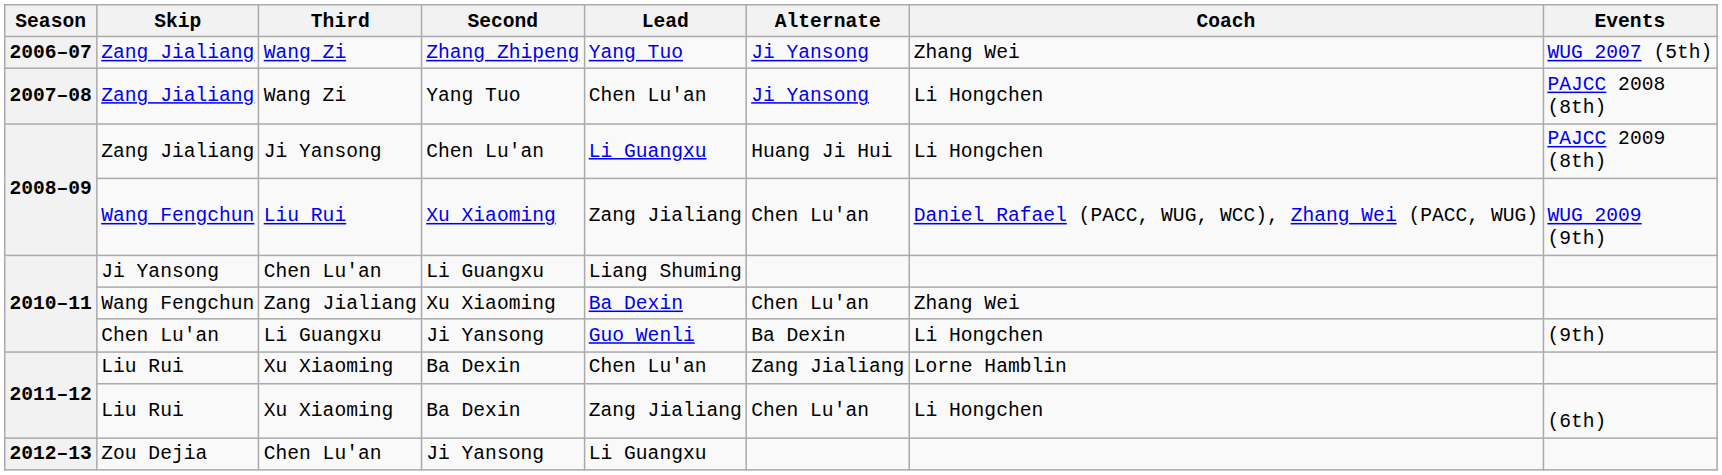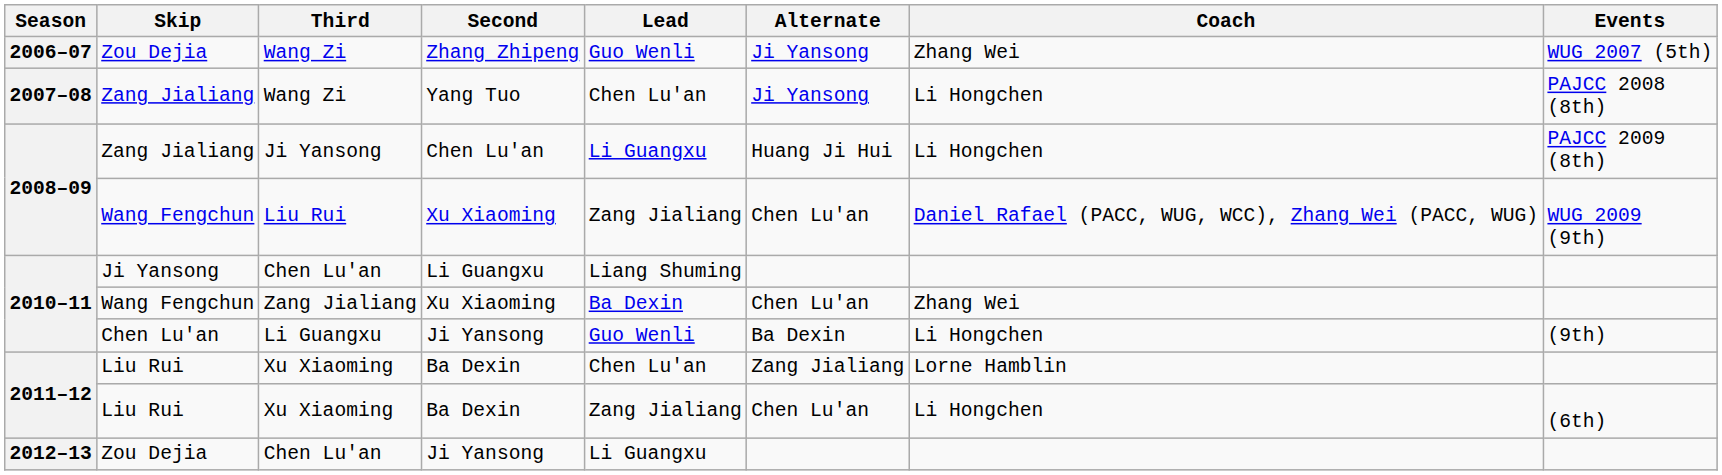(178, 53) Zang Jialiang -> (154, 53) Zou Dejia
(636, 53) Yang Tuo -> (642, 53) Guo Wenli
